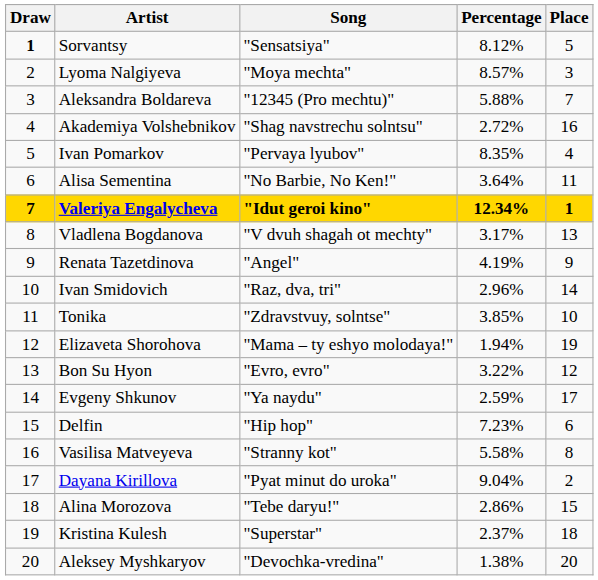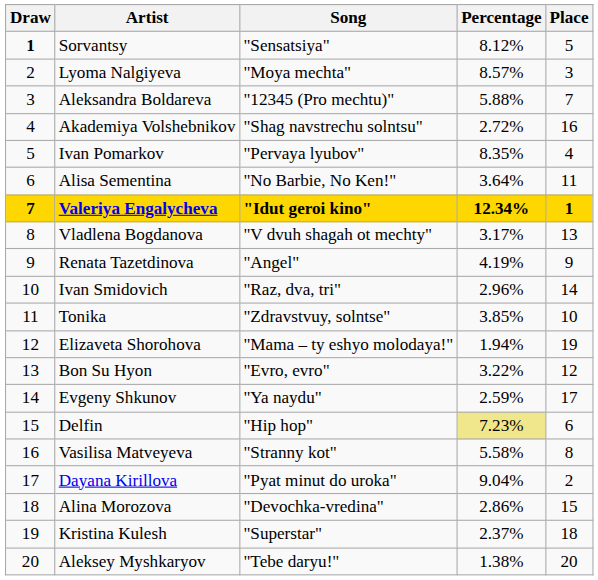(501, 425) no background -> (501, 425) khaki background
(291, 506) "Tebe daryu!" -> (314, 506) "Devochka-vredina"
(314, 561) "Devochka-vredina" -> (291, 561) "Tebe daryu!"
